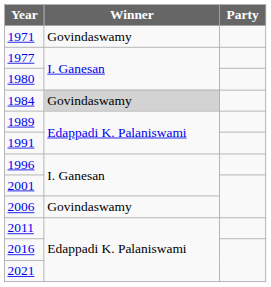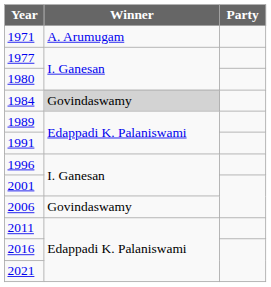(90, 36) Govindaswamy -> (86, 36) A. Arumugam
